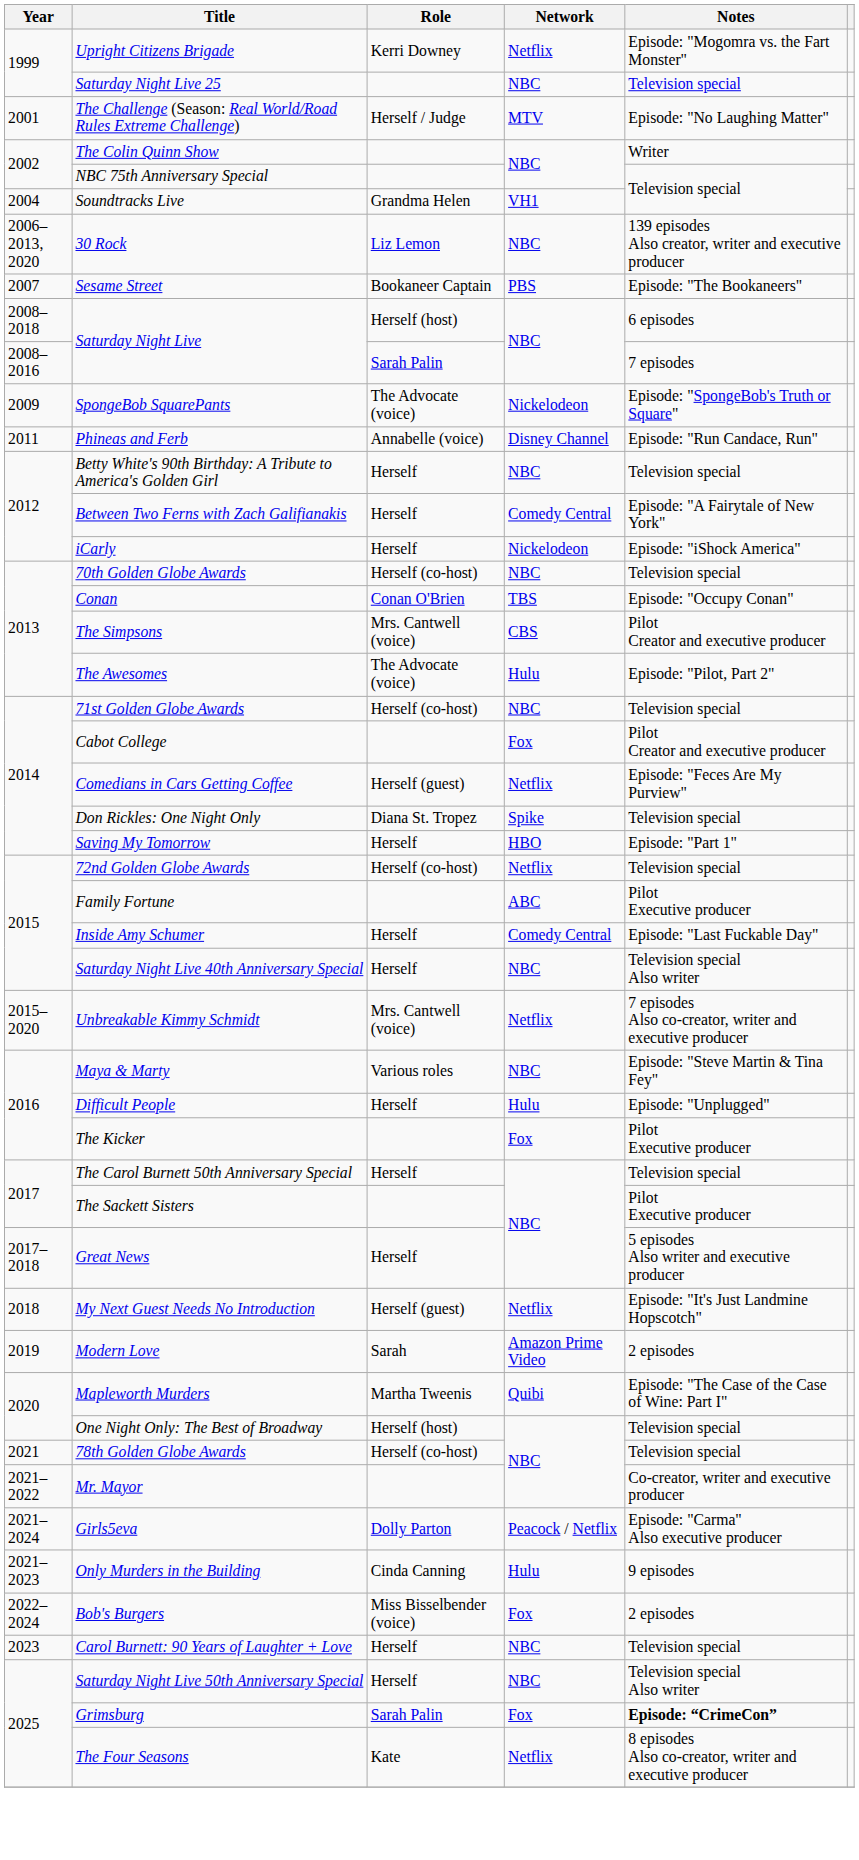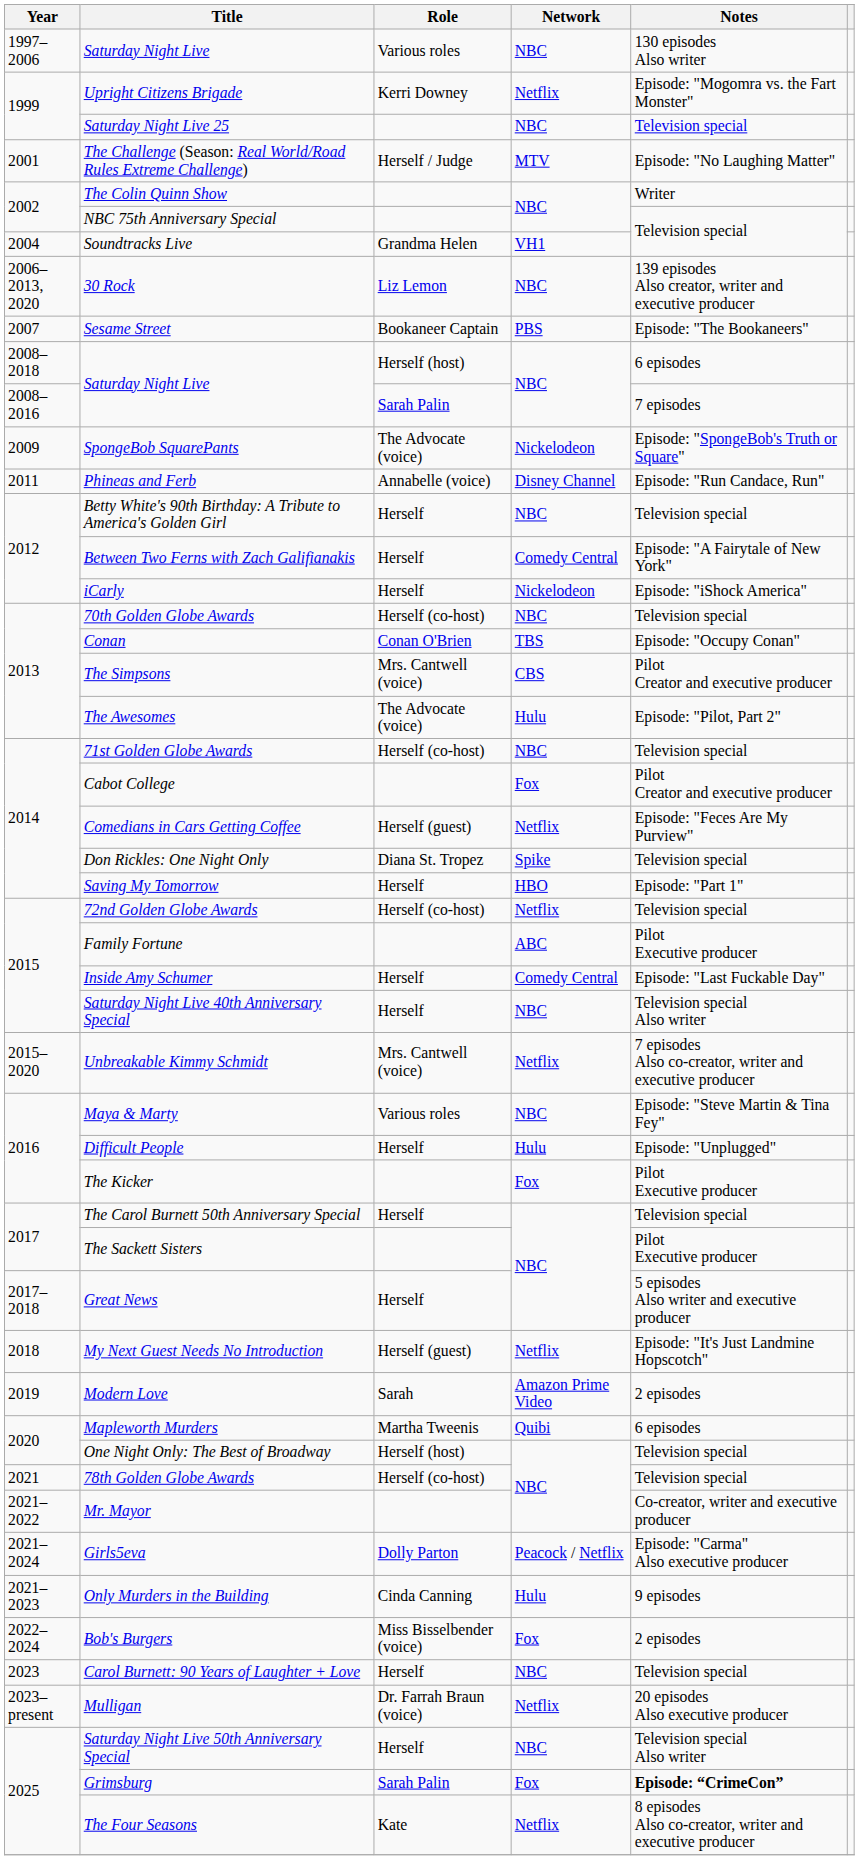+ row: (28, 50)
(728, 1394) Episode: "The Case of the Case of Wine: Part I" -> (668, 1427) 6 episodes
+ row: (31, 1706)
